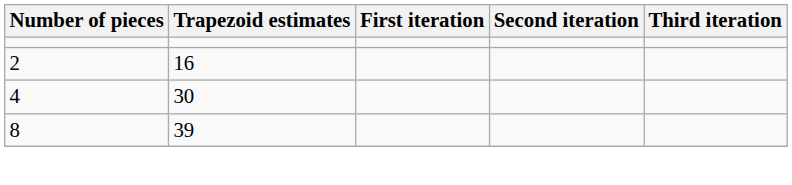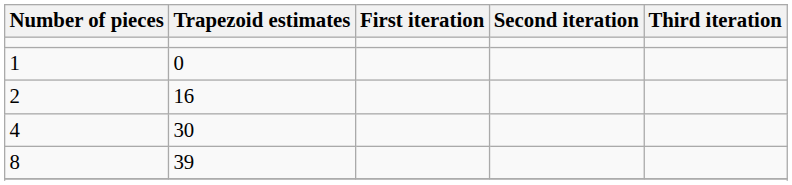+ row: (15, 63)
